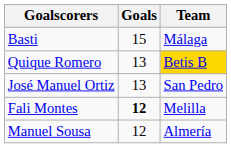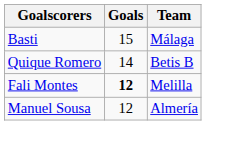(139, 62) 13 -> (126, 62) 14
(185, 62) gold background -> (172, 62) no background
- row: (61, 85)
